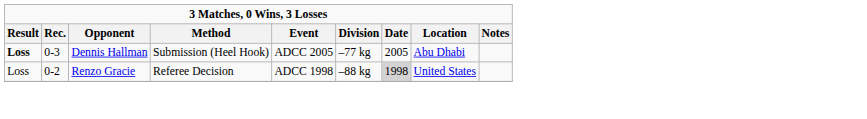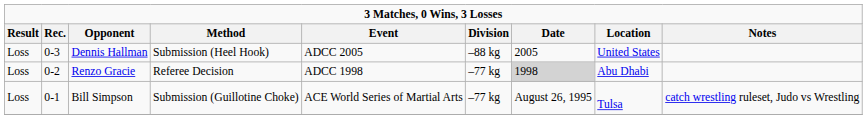(18, 52) bold -> (18, 52) normal
(355, 52) –77 kg -> (484, 52) –88 kg
(439, 52) Abu Dhabi -> (629, 52) United States
(355, 72) –88 kg -> (484, 72) –77 kg
(445, 72) United States -> (623, 72) Abu Dhabi
+ row: (102, 98)
